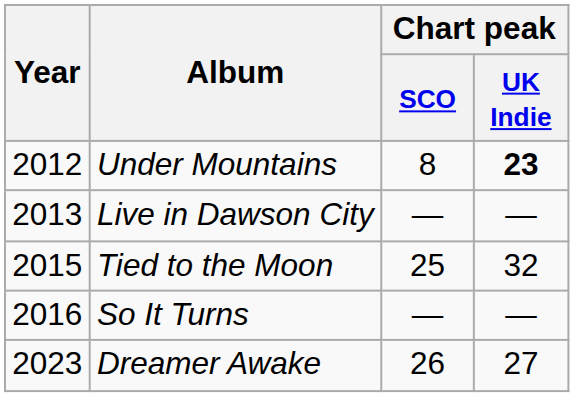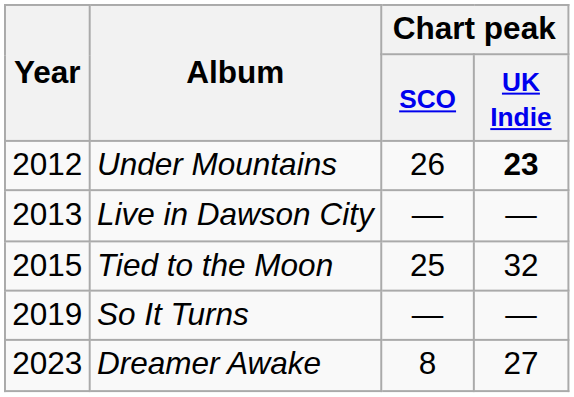(428, 164) 8 -> (428, 164) 26
(47, 314) 2016 -> (47, 314) 2019
(428, 364) 26 -> (428, 364) 8
